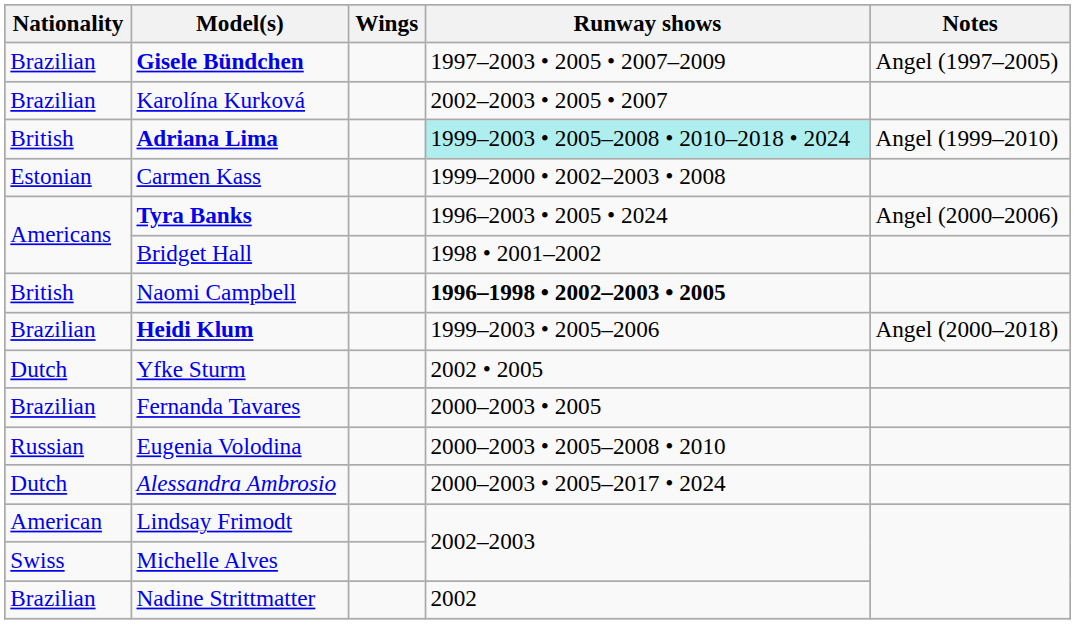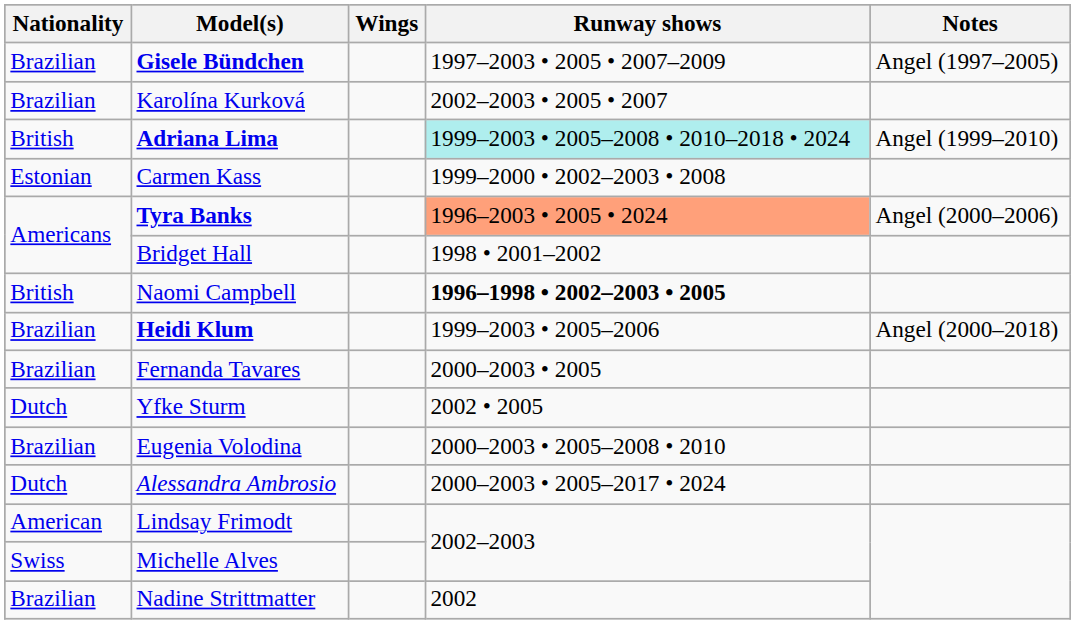(549, 215) no background -> (549, 215) lightsalmon background
rows swapped: (191, 368) <-> (218, 406)
(47, 445) Russian -> (53, 445) Brazilian
